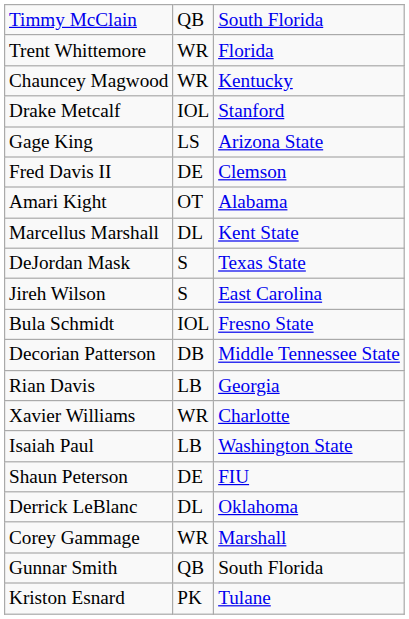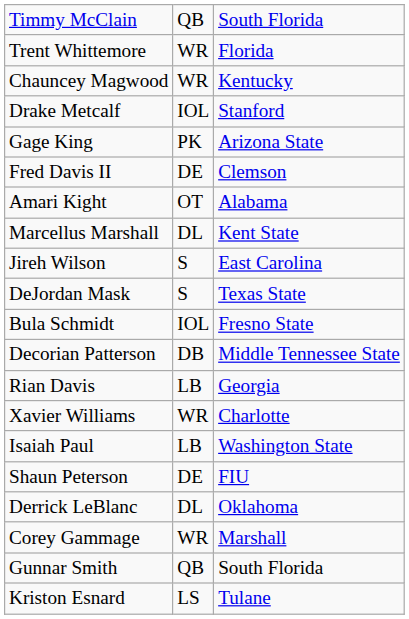(189, 141) LS -> (190, 141) PK
rows swapped: (70, 263) <-> (57, 293)
(190, 598) PK -> (189, 598) LS
